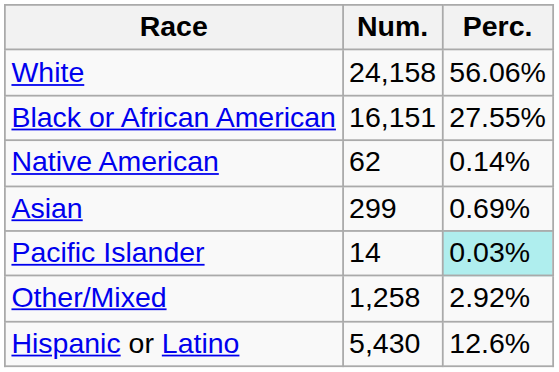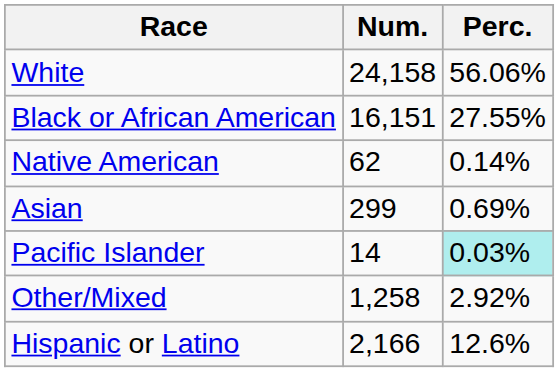(385, 343) 5,430 -> (385, 343) 2,166
